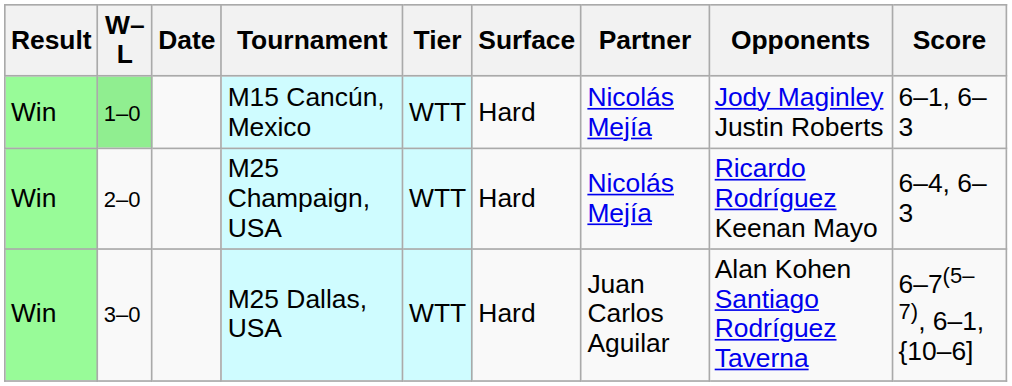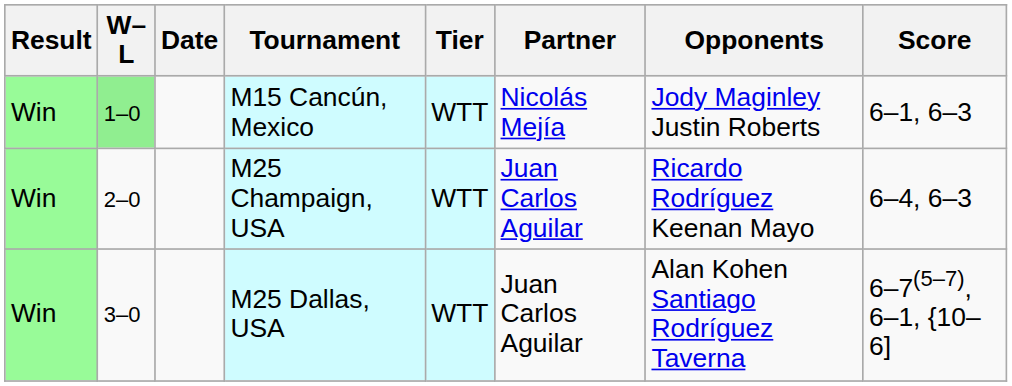- column: (527, 40)
(631, 198) Nicolás Mejía -> (542, 198) Juan Carlos Aguilar
